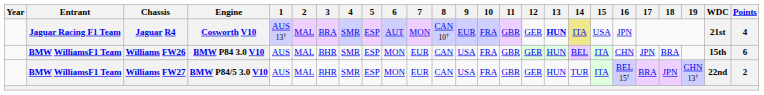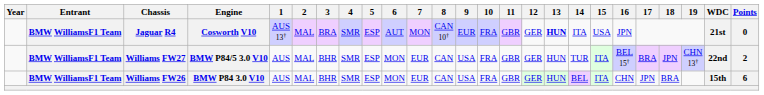(75, 31) Jaguar Racing F1 Team -> (75, 31) BMW WilliamsF1 Team
(580, 31) khaki background -> (580, 31) no background
(745, 31) 4 -> (745, 31) 0
rows swapped: (156, 52) <-> (156, 72)
